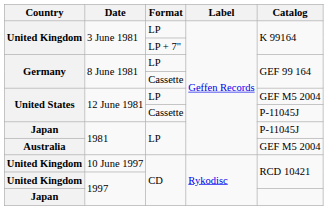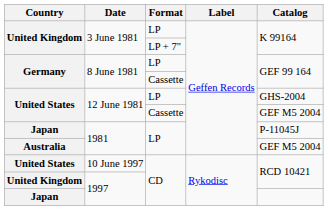(290, 96) GEF M5 2004 -> (282, 96) GHS-2004
(279, 113) P-11045J -> (290, 113) GEF M5 2004
(44, 163) United Kingdom -> (44, 163) United States
